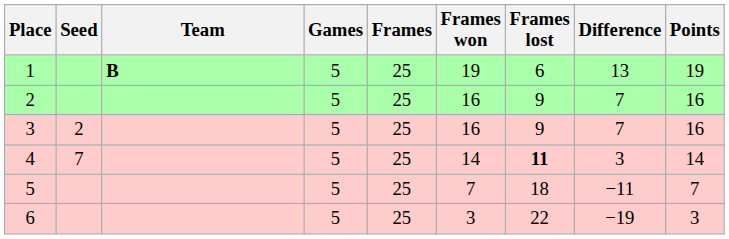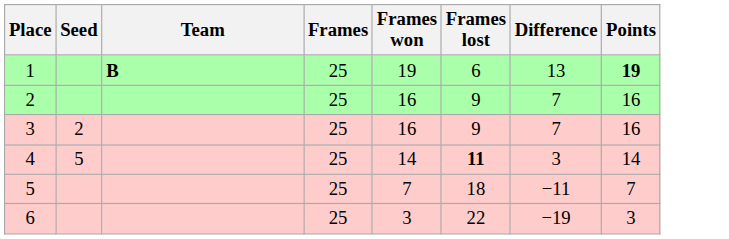- column: (335, 29)
(695, 70) normal -> (631, 70) bold
(79, 159) 7 -> (79, 159) 5
